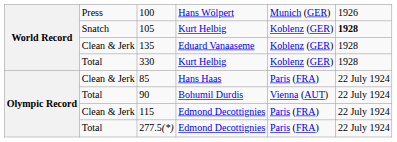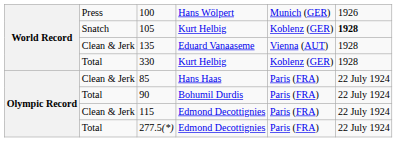(302, 46) Koblenz (GER) -> (299, 46) Vienna (AUT)
(299, 95) Vienna (AUT) -> (294, 95) Paris (FRA)
